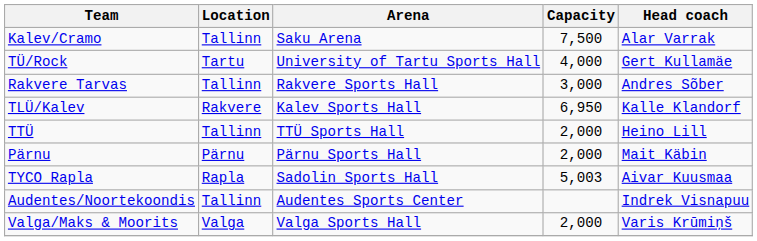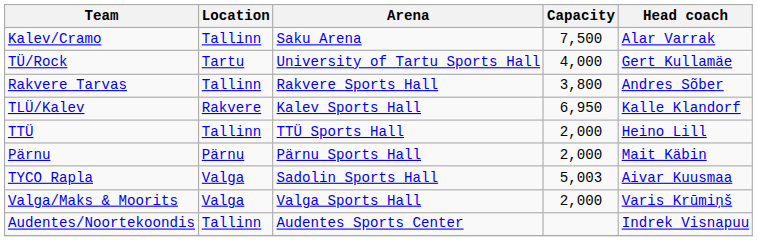(581, 85) 3,000 -> (581, 85) 3,800
(223, 178) Rapla -> (223, 178) Valga
rows swapped: (93, 224) <-> (101, 201)
